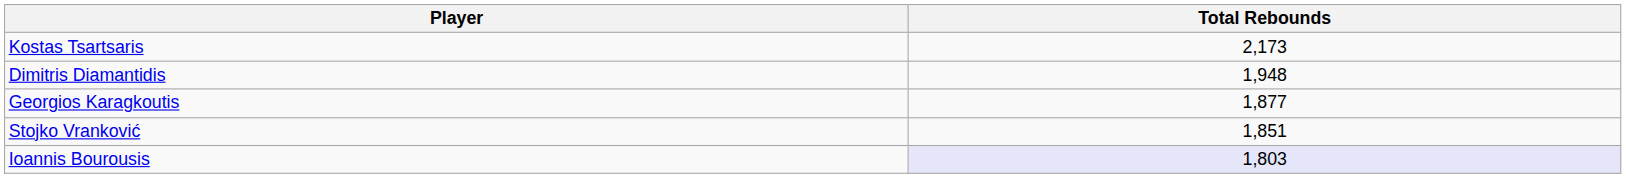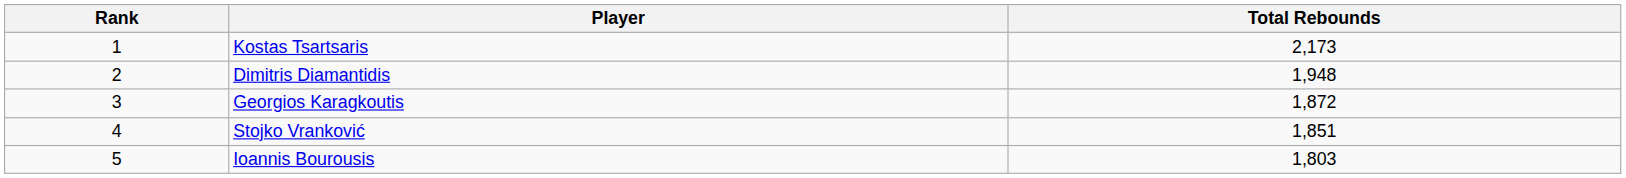+ column: (117, 18)
(1265, 103) 1,877 -> (1314, 103) 1,872
(1265, 159) lavender background -> (1314, 159) no background
